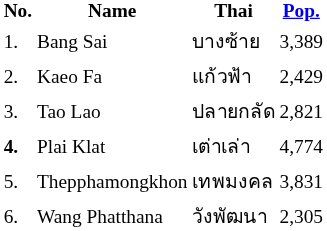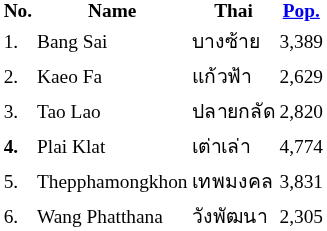(301, 76) 2,429 -> (301, 76) 2,629
(301, 111) 2,821 -> (301, 111) 2,820
